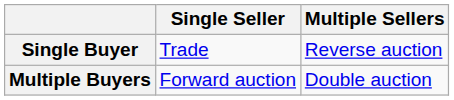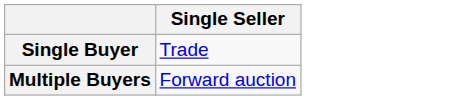- column: (375, 19)
